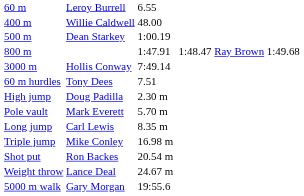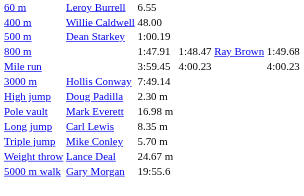+ row: (23, 67)
- row: (32, 82)
(153, 112) 5.70 m -> (155, 112) 16.98 m
(155, 141) 16.98 m -> (153, 141) 5.70 m
- row: (22, 156)
